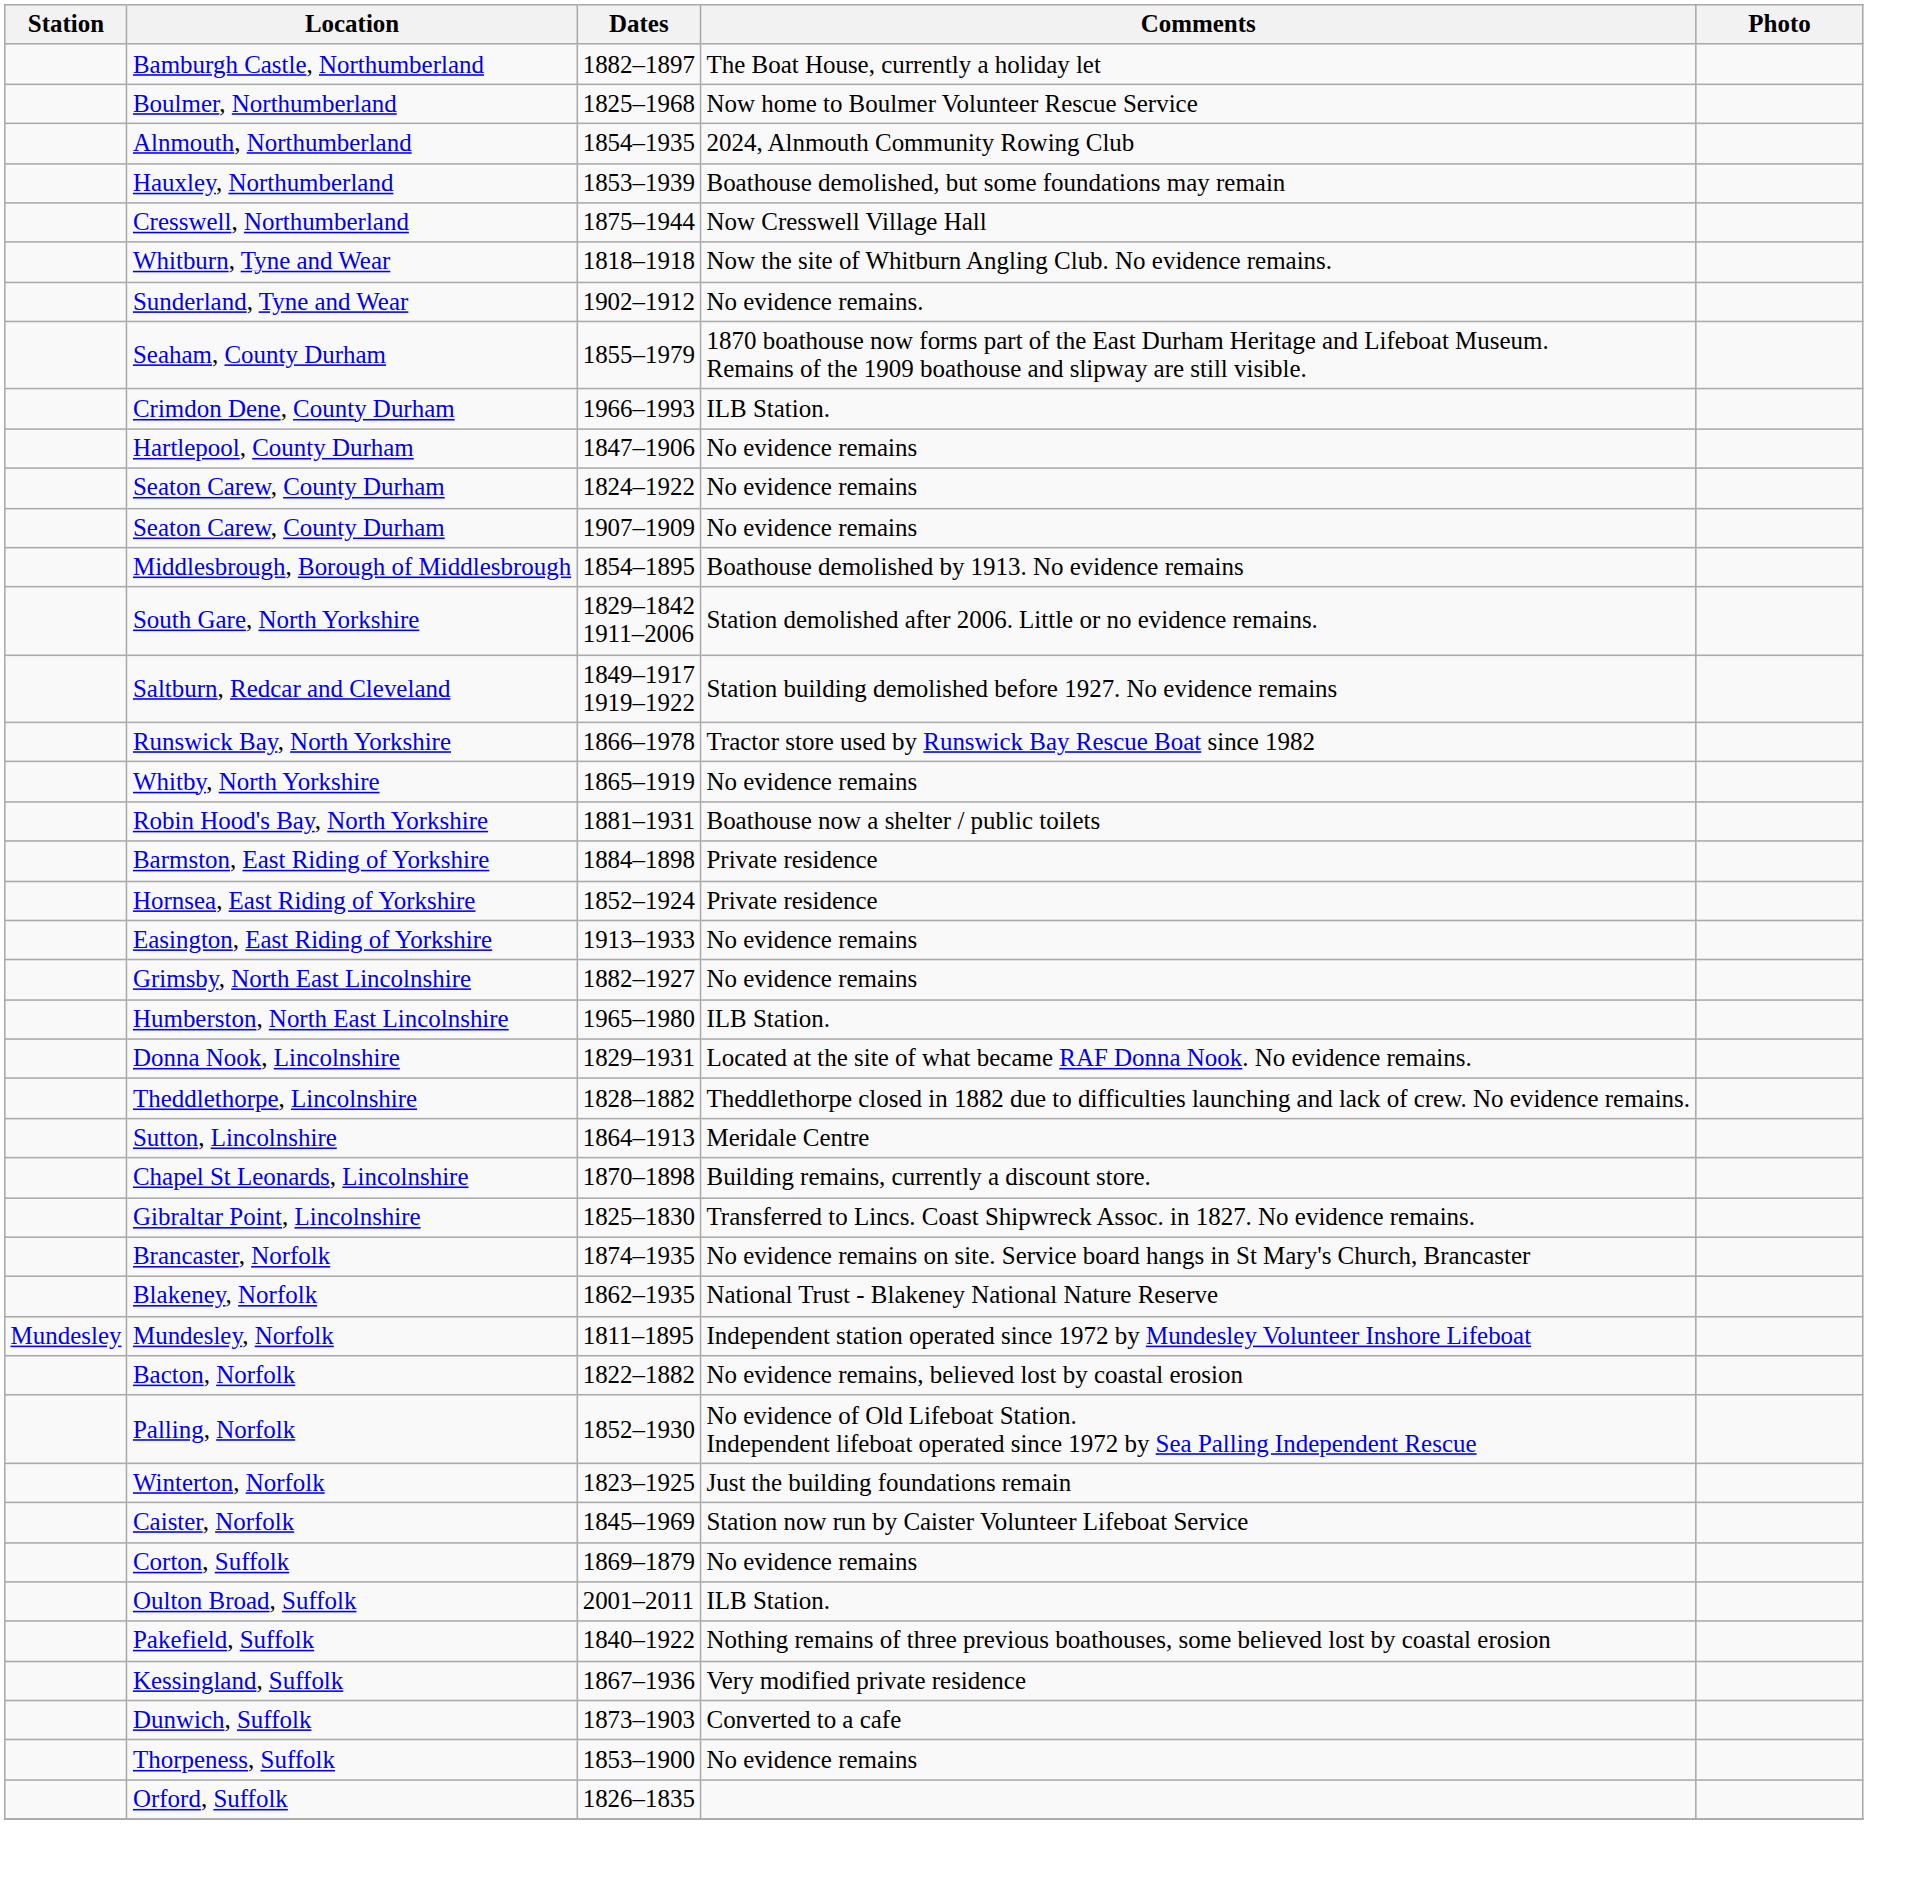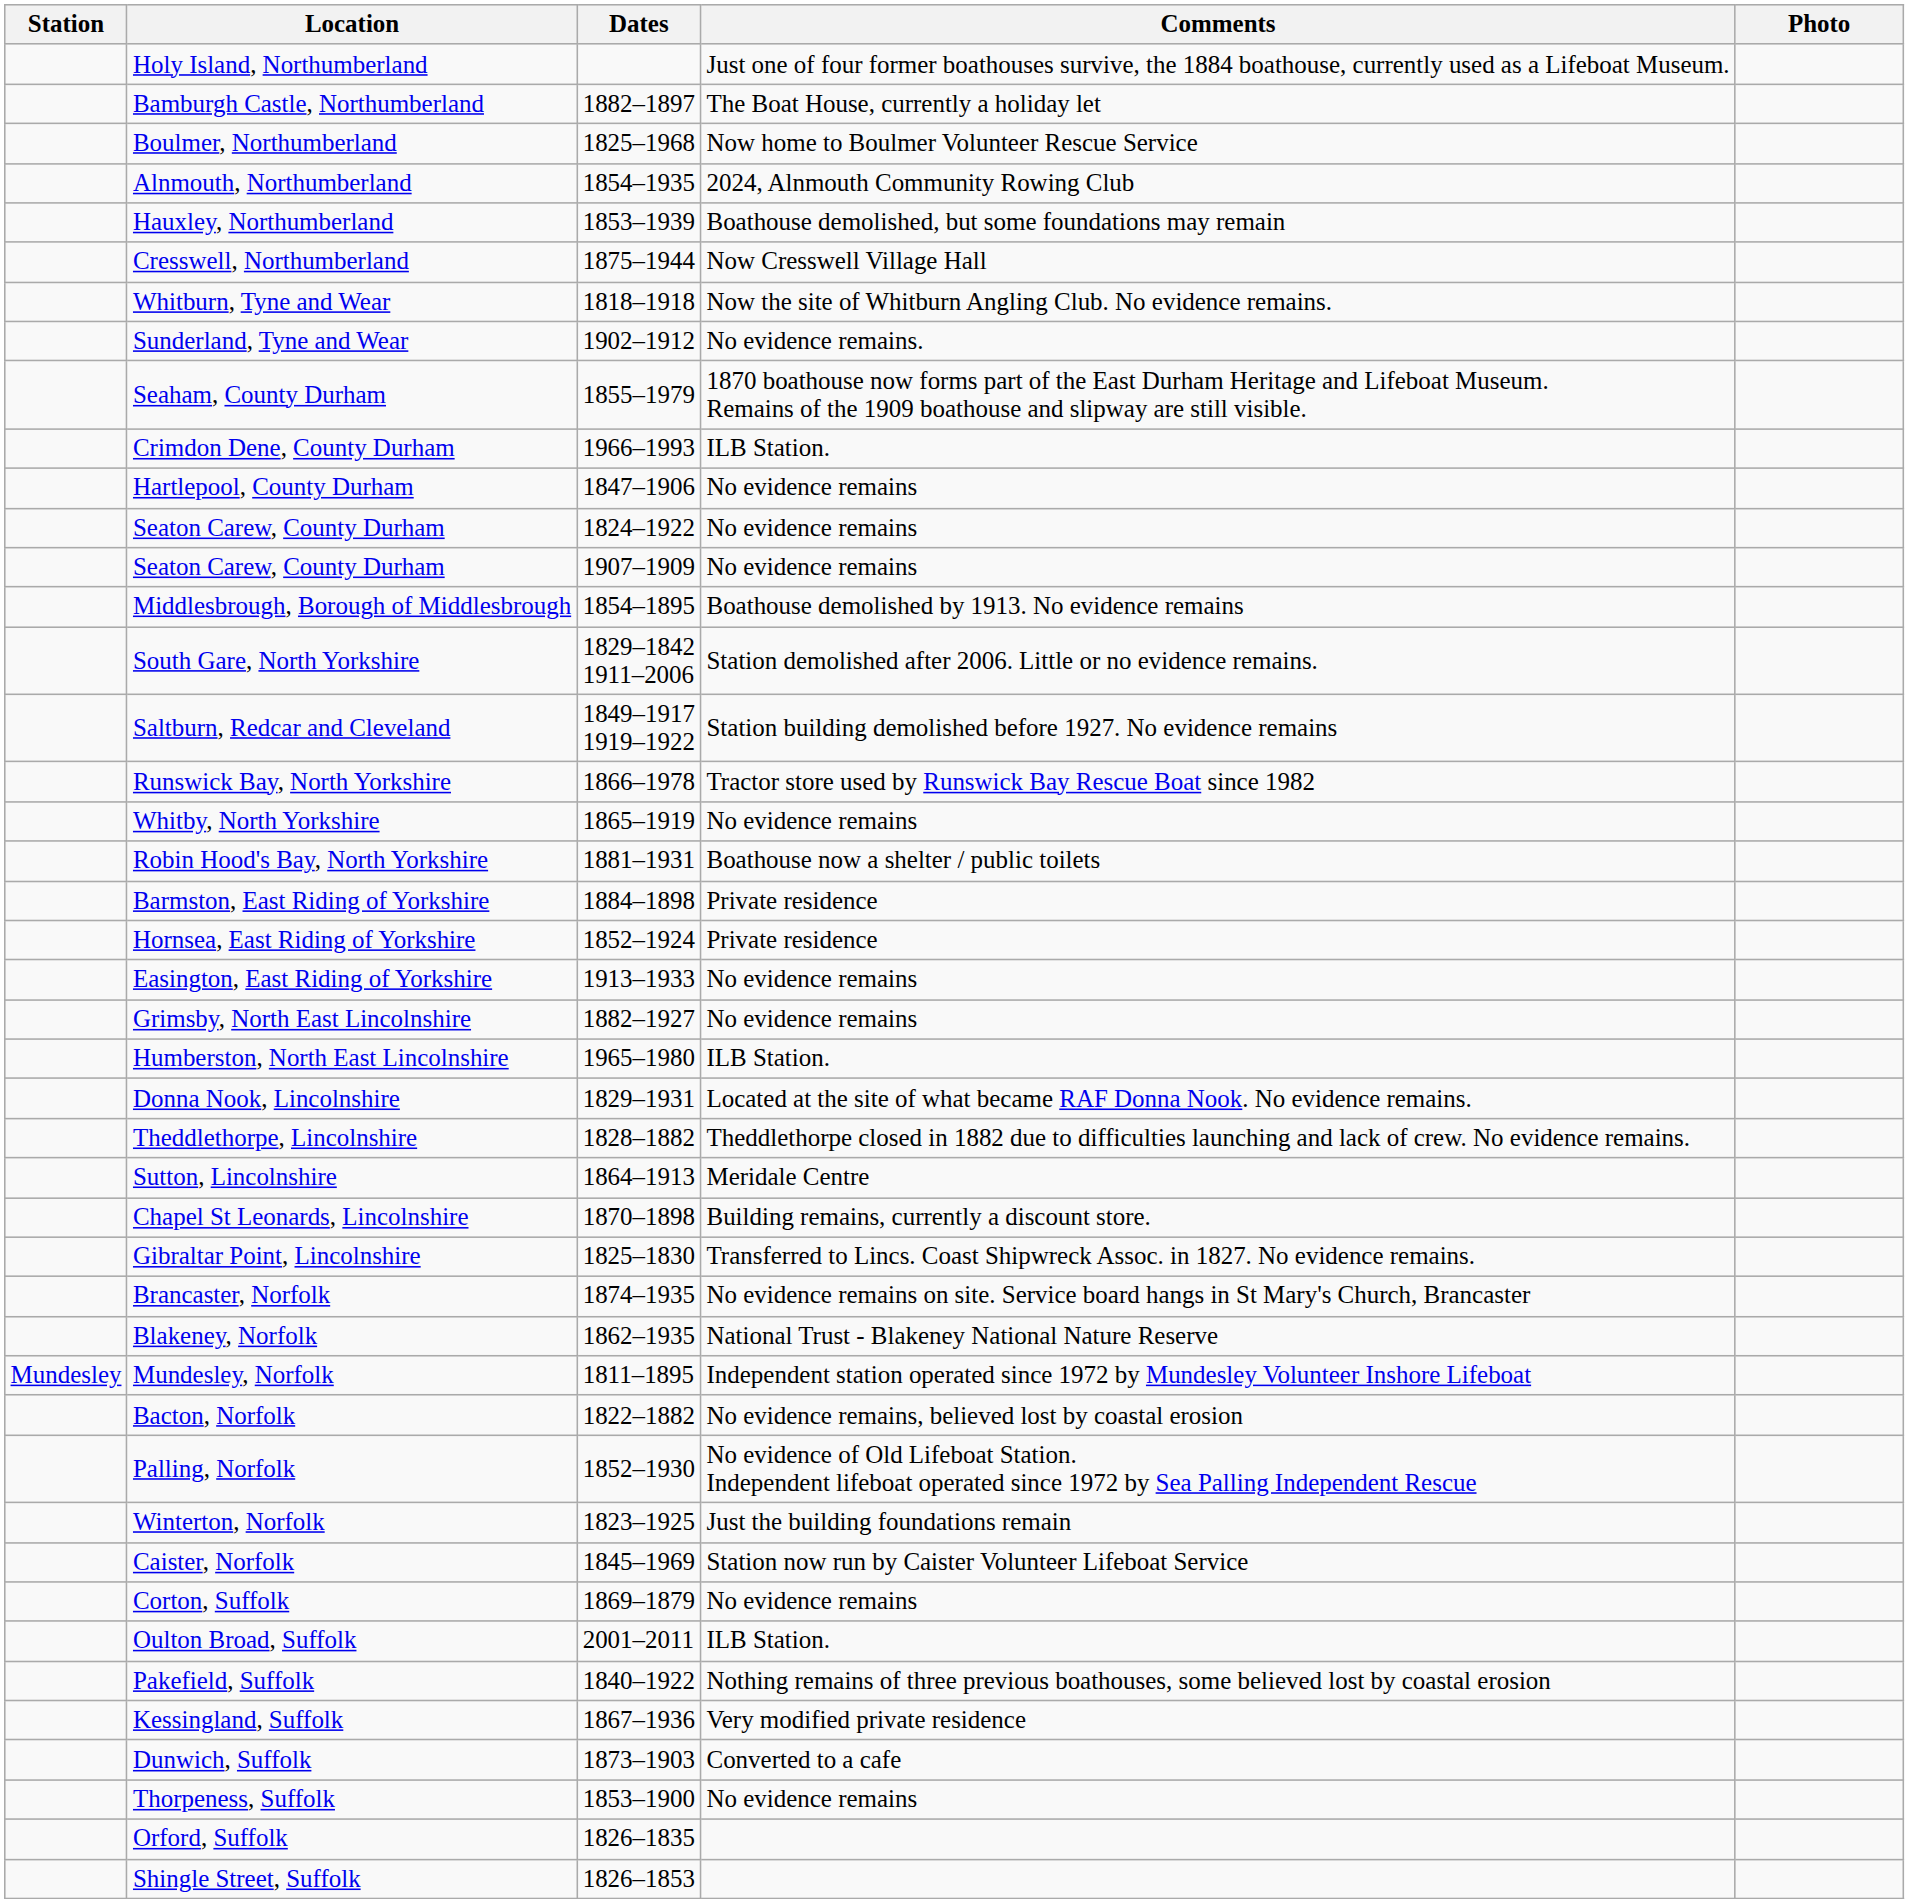+ row: (280, 63)
+ row: (247, 1878)
